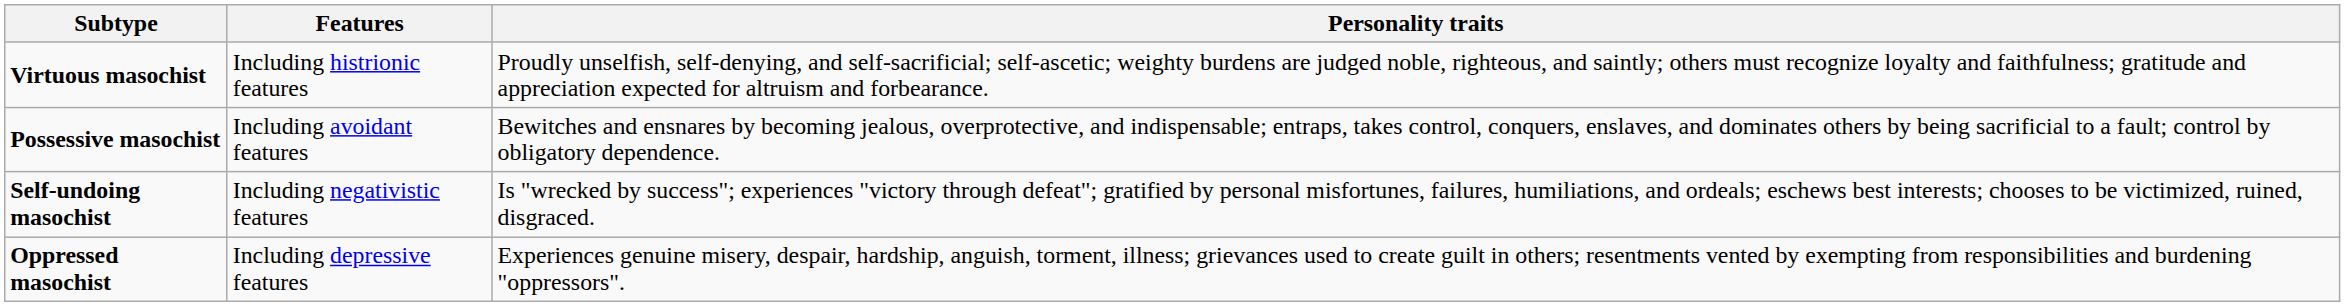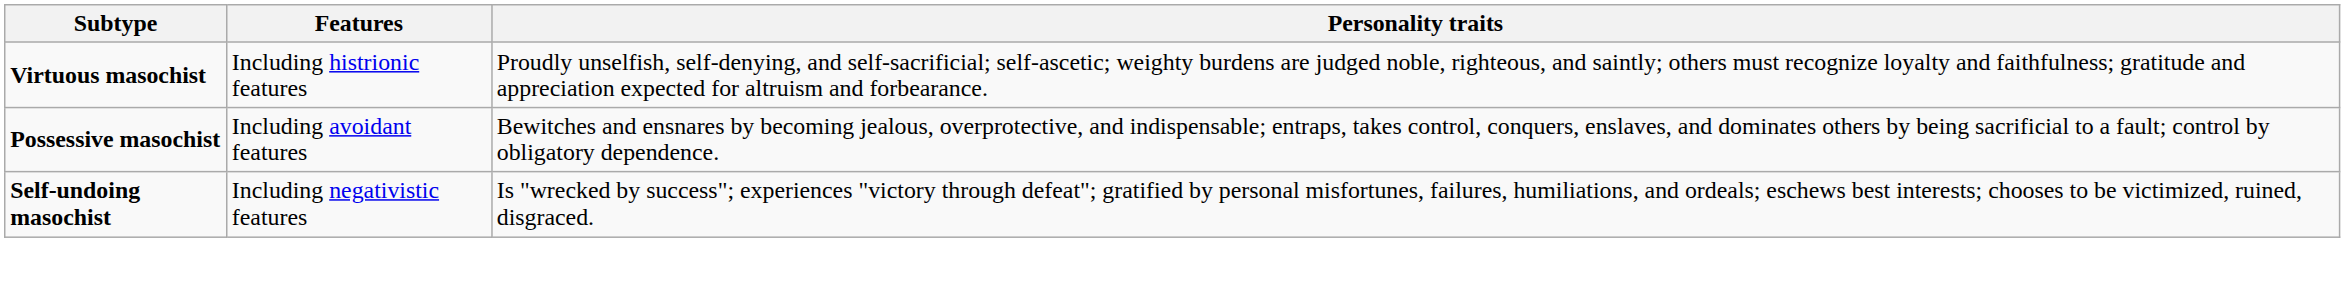- row: (64, 268)
